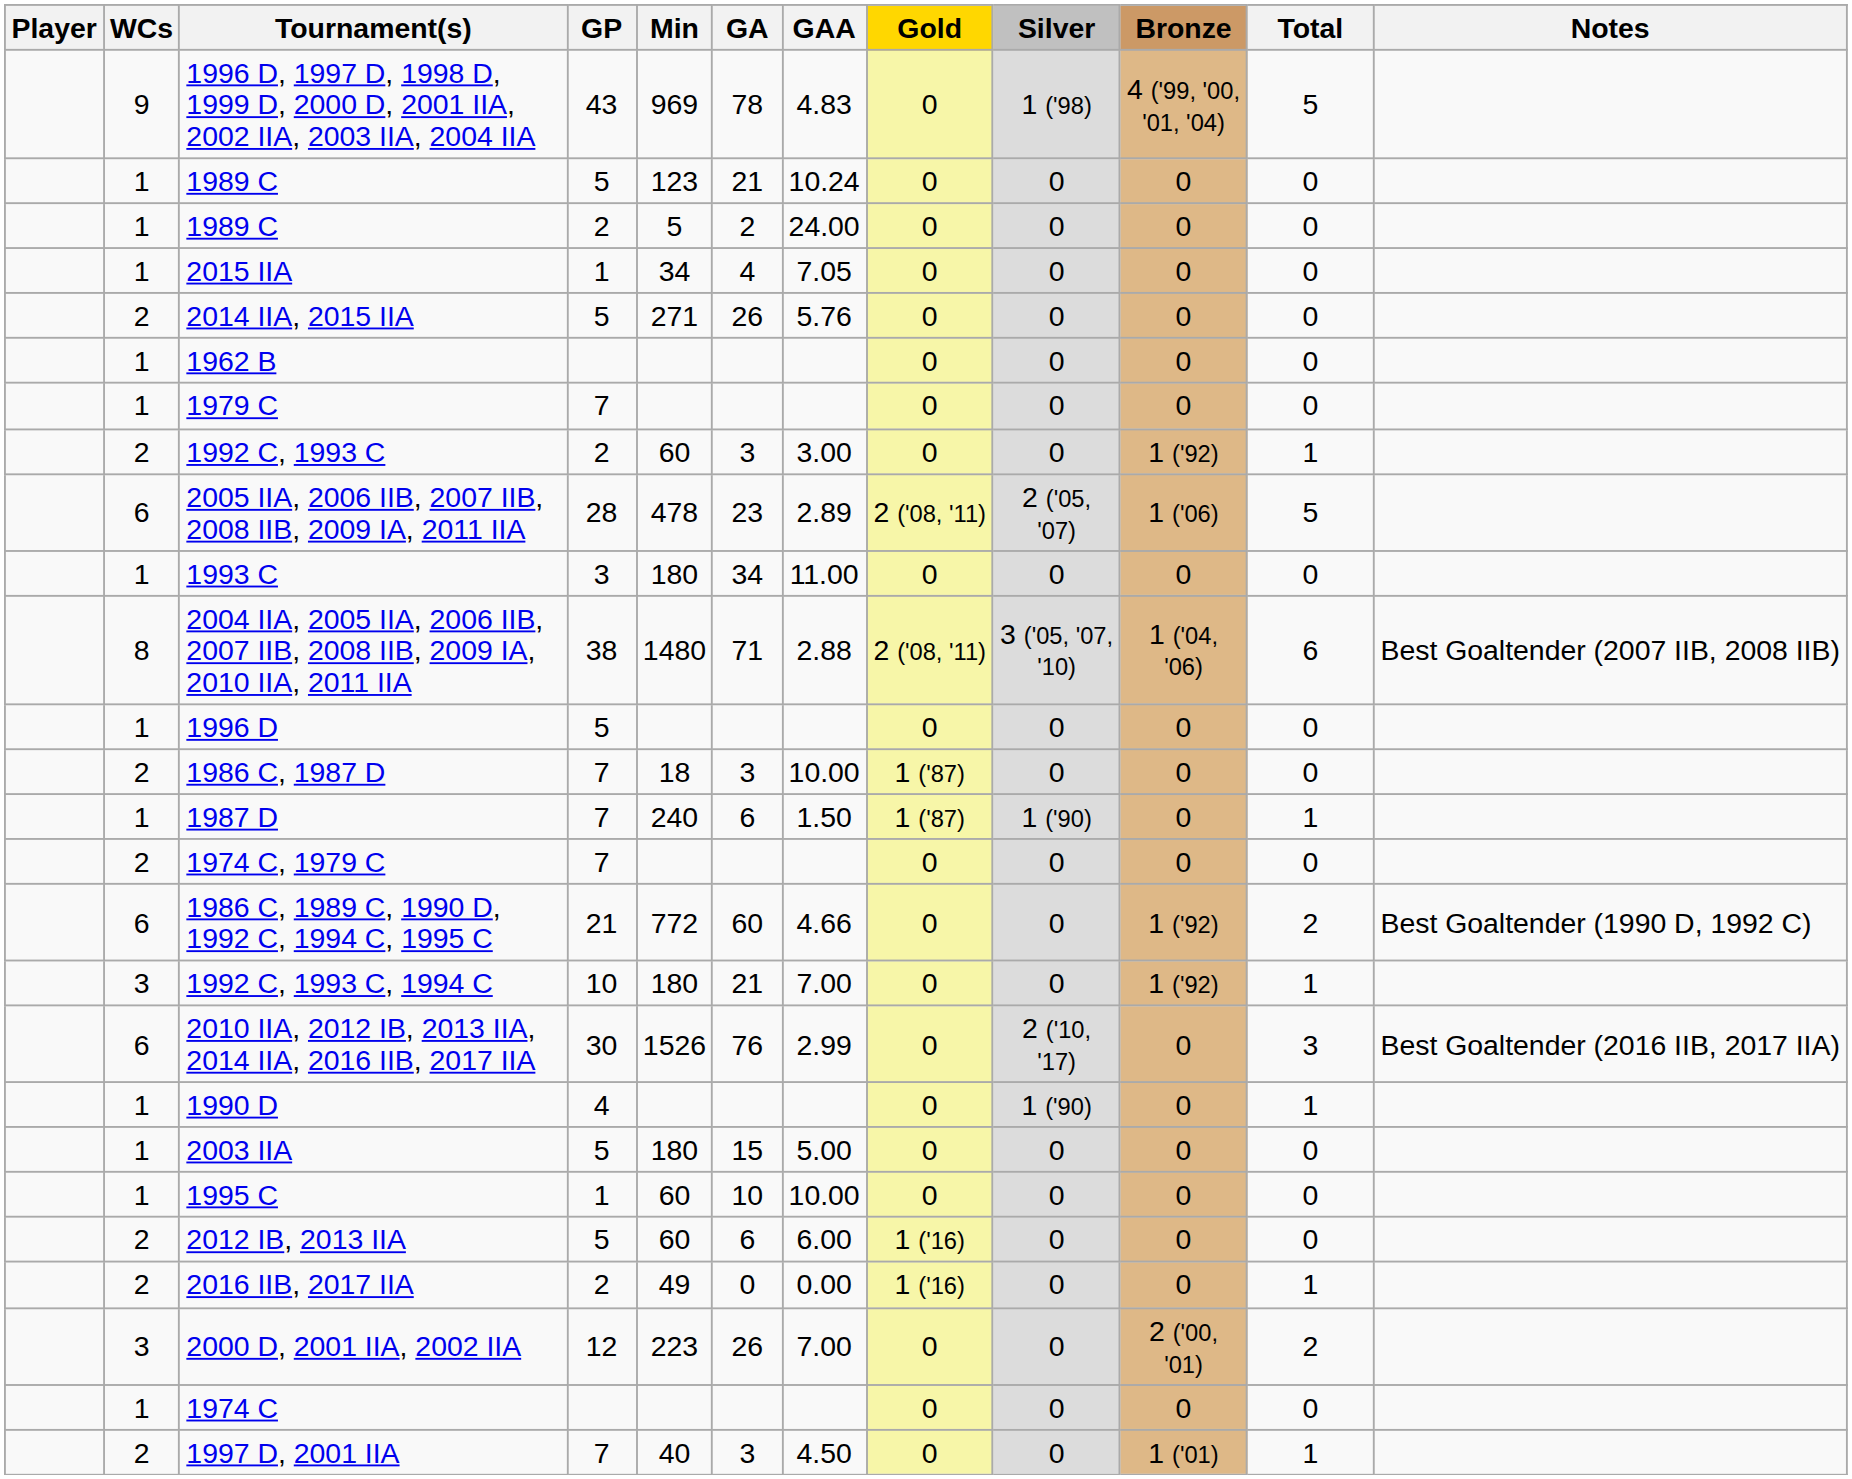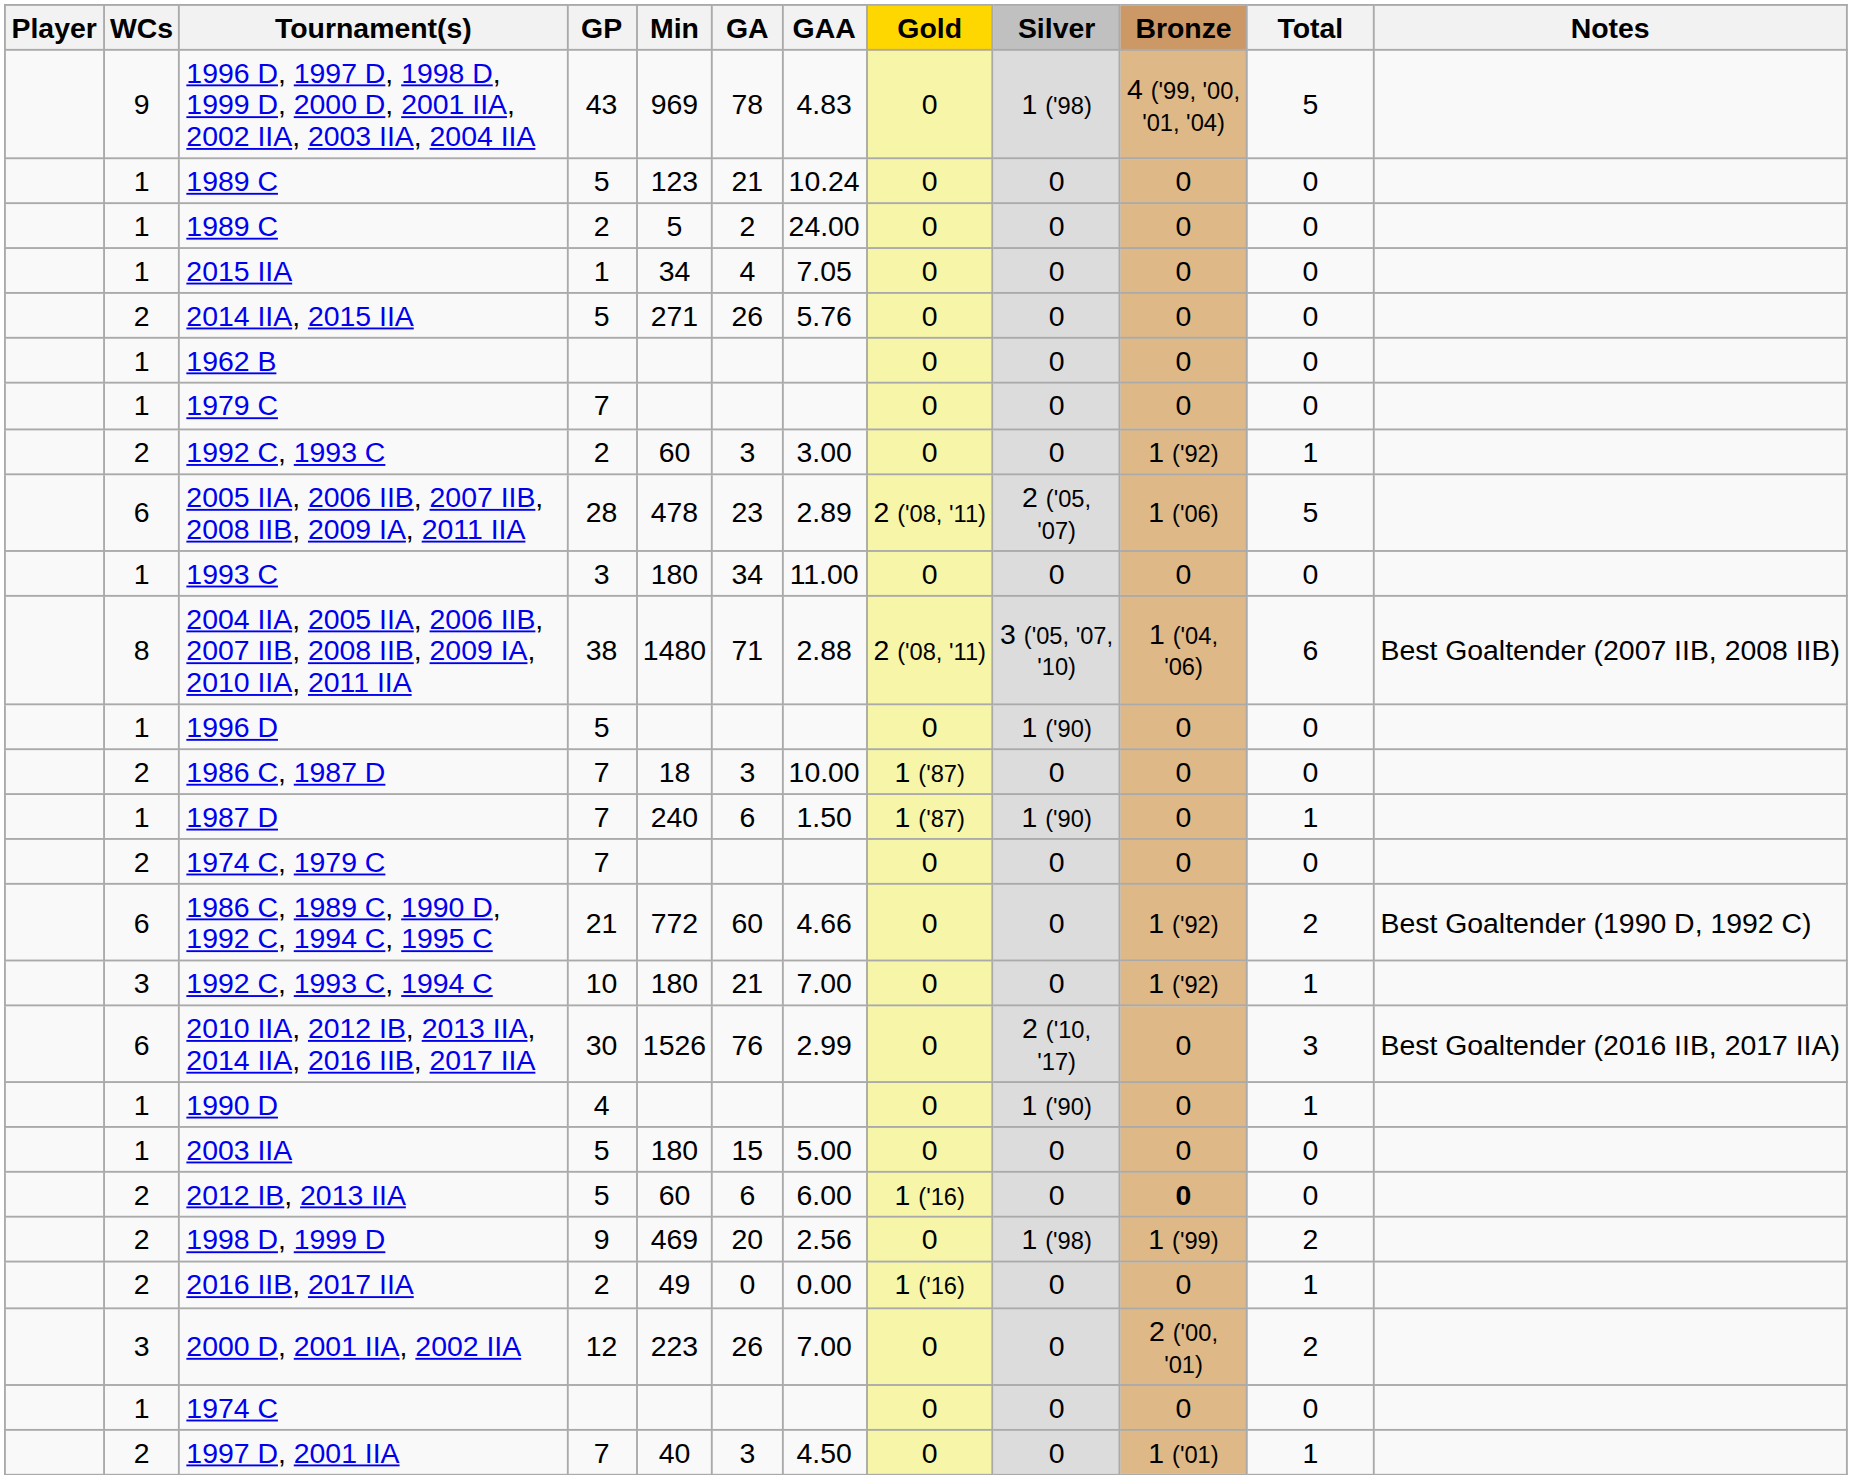(1057, 727) 0 -> (1057, 727) 1 ('90)
- row: (232, 1195)
(1184, 1240) normal -> (1184, 1195) bold
+ row: (286, 1240)
